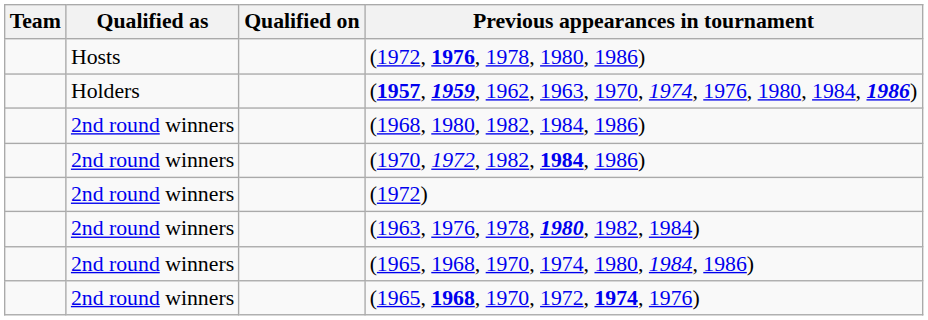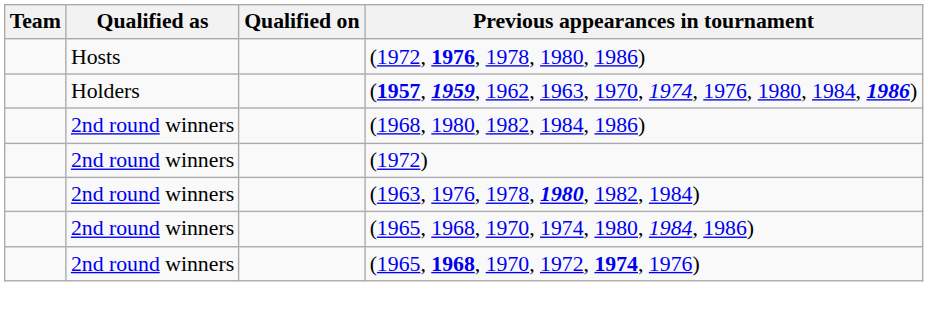- row: (507, 159)
